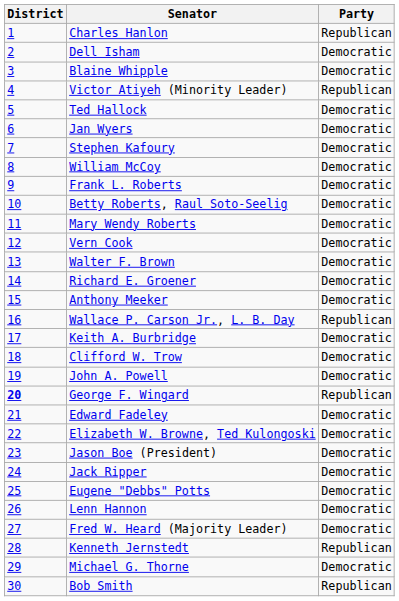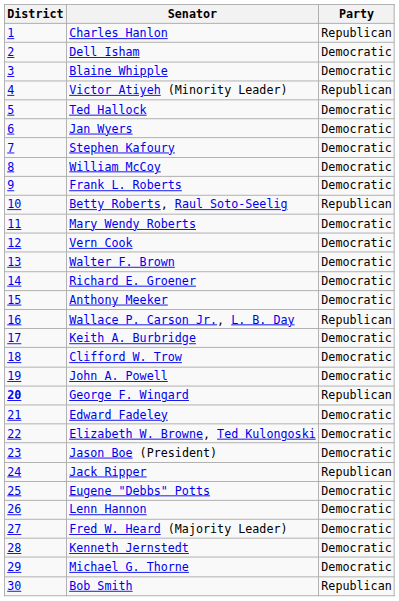(357, 205) Democratic -> (357, 205) Republican
(357, 472) Democratic -> (357, 472) Republican
(357, 548) Republican -> (357, 548) Democratic
